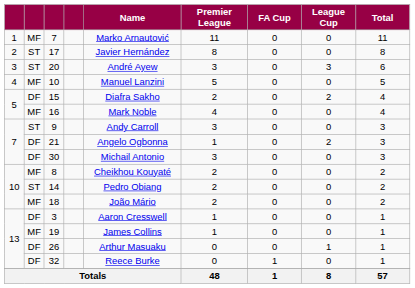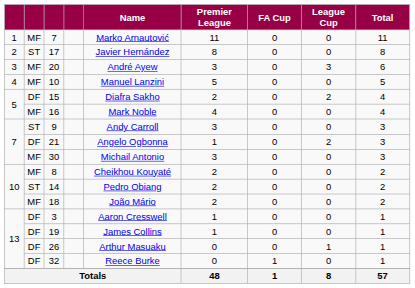(34, 67) ST -> (34, 67) MF
(34, 157) DF -> (34, 157) MF
(34, 231) MF -> (34, 231) DF
